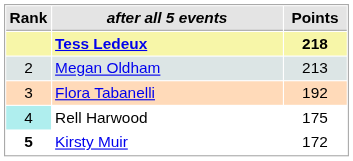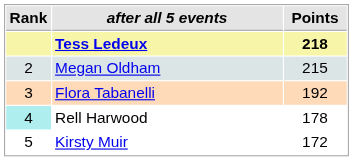(315, 68) 213 -> (315, 68) 215
(315, 118) 175 -> (315, 118) 178
(28, 142) bold -> (28, 142) normal
